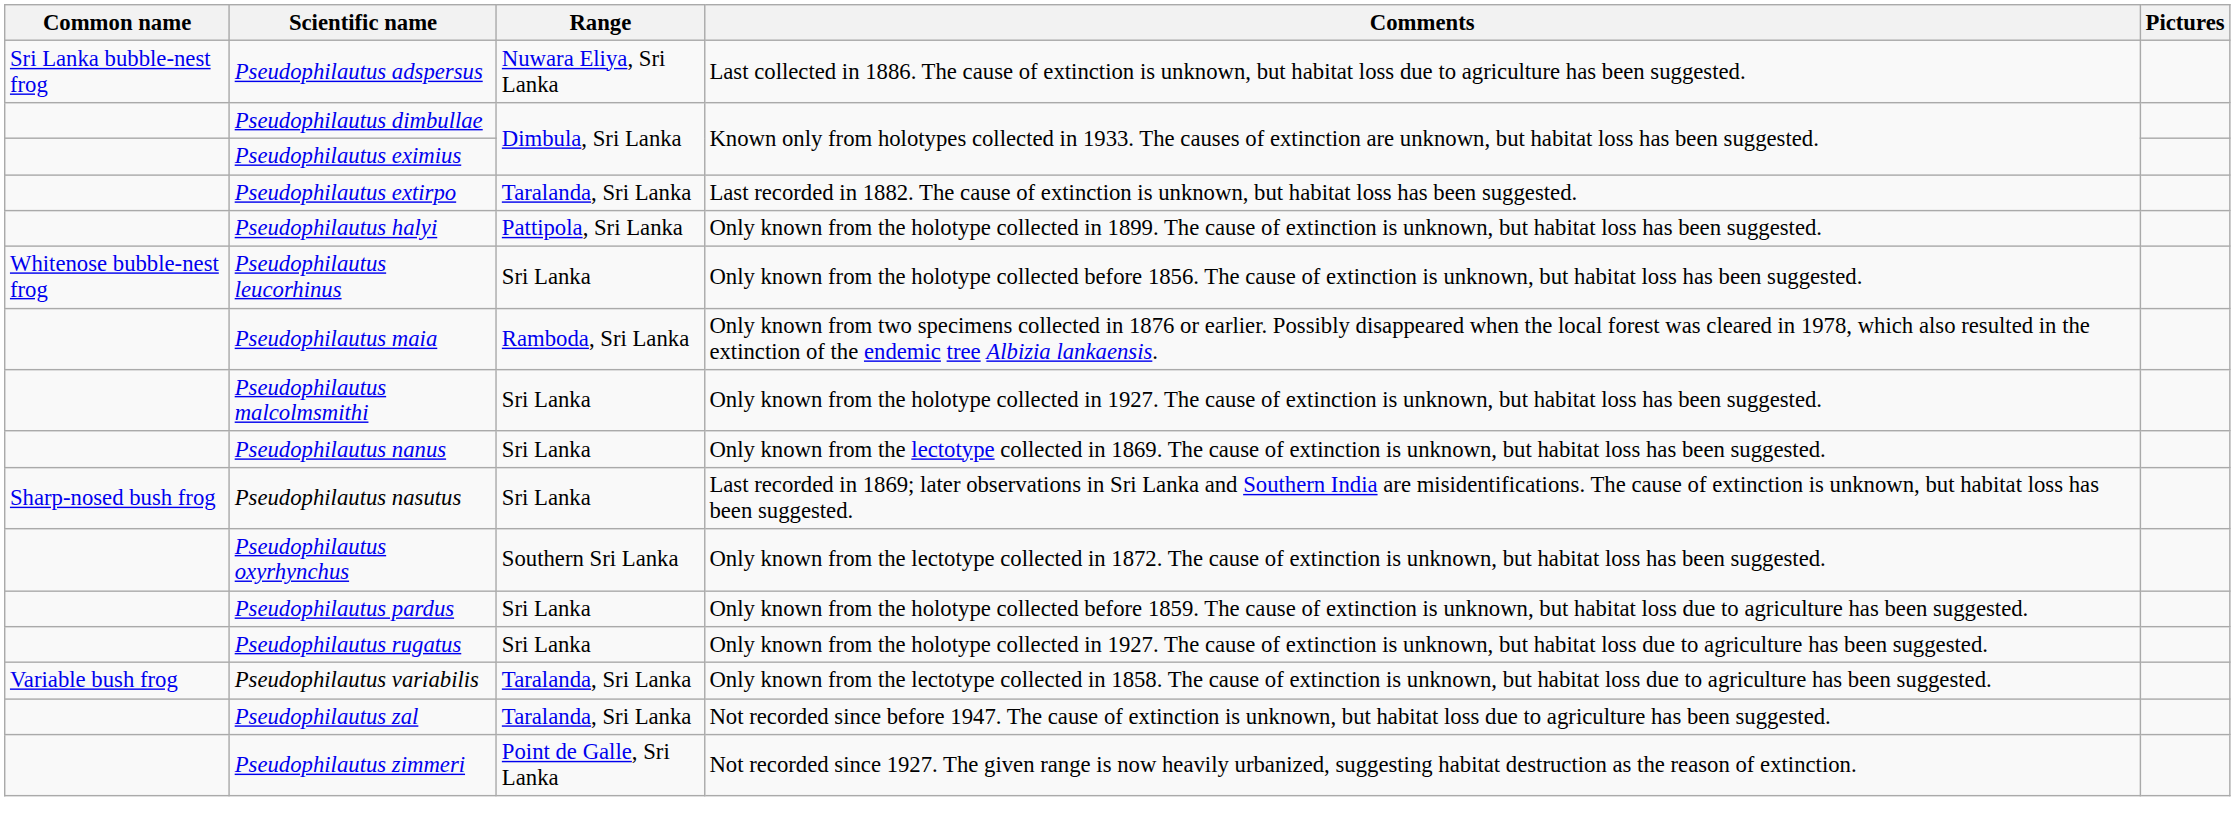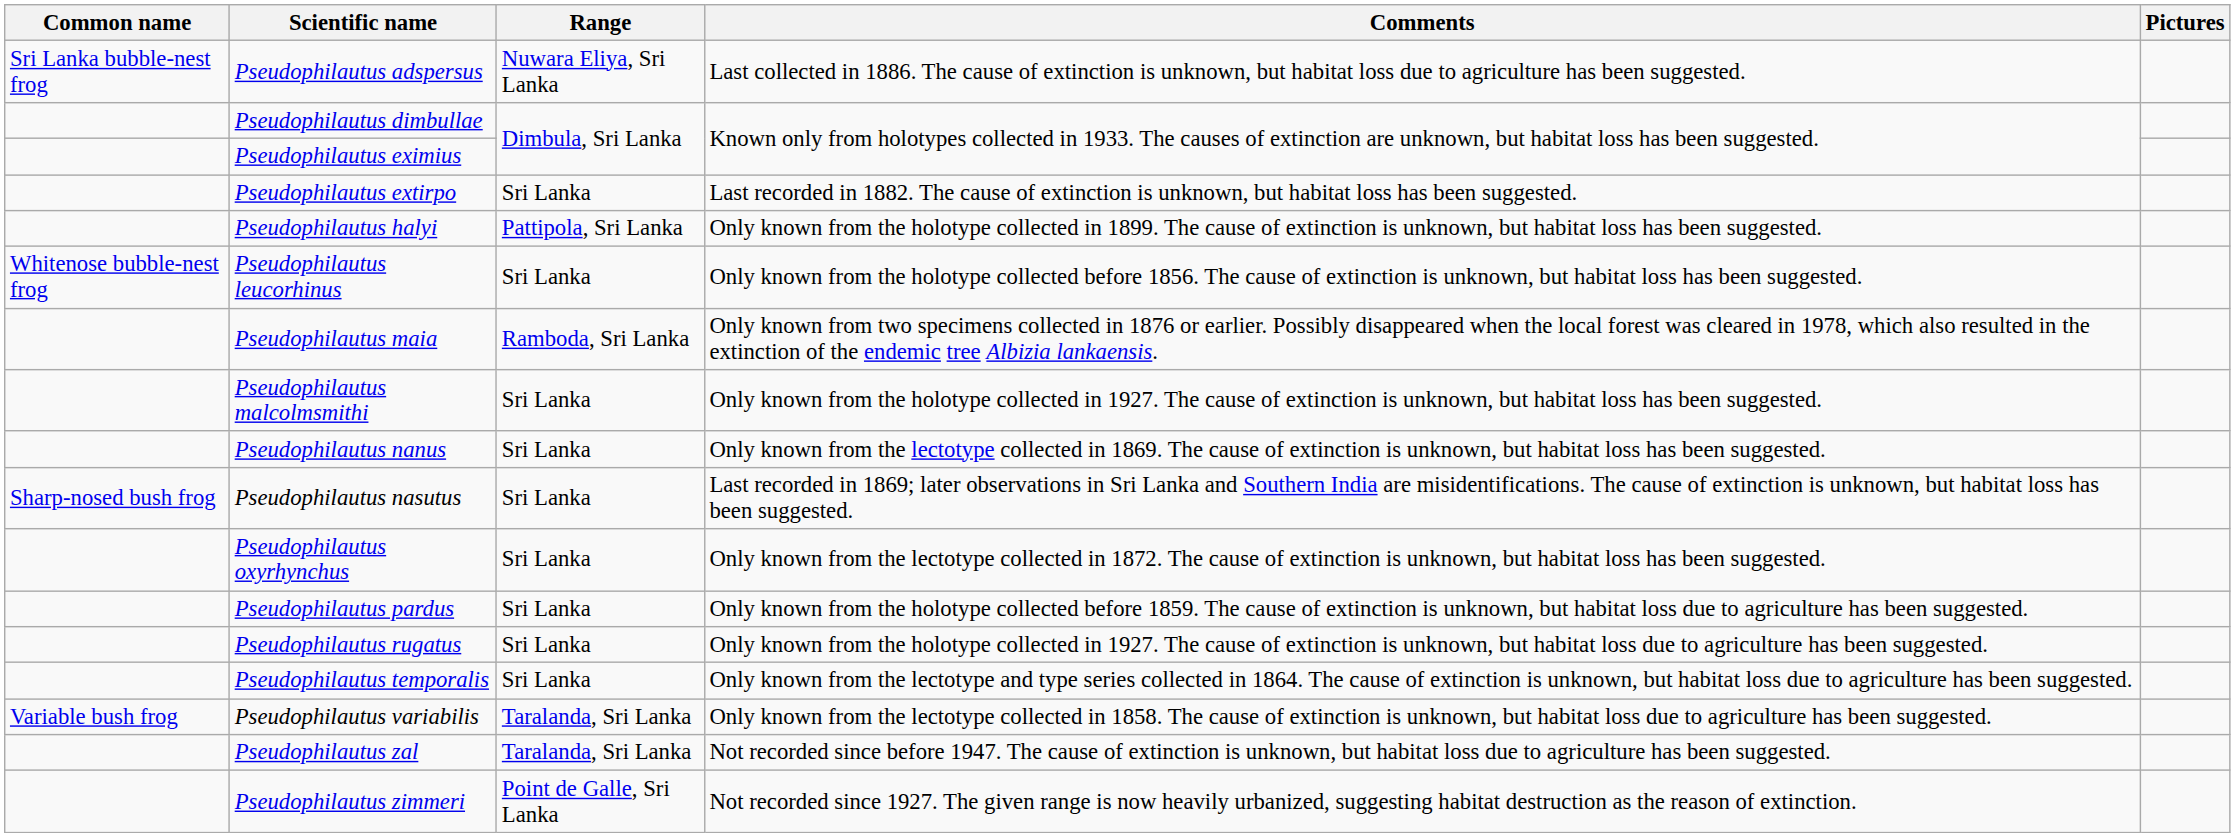(597, 192) Taralanda, Sri Lanka -> (546, 192) Sri Lanka
(590, 559) Southern Sri Lanka -> (546, 559) Sri Lanka
+ row: (362, 680)
